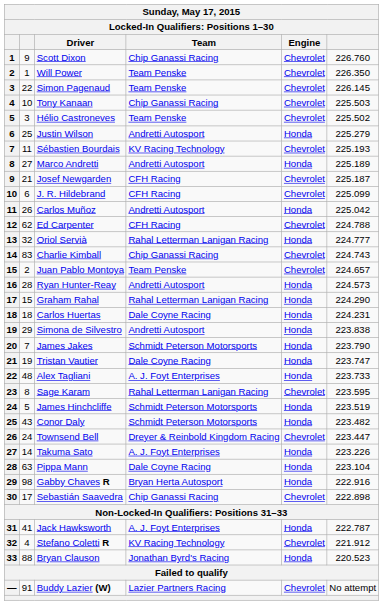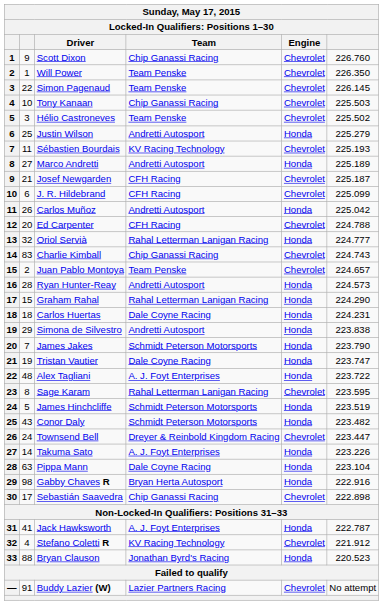(27, 224) 62 -> (27, 224) 20
(353, 376) 223.733 -> (353, 376) 223.722
